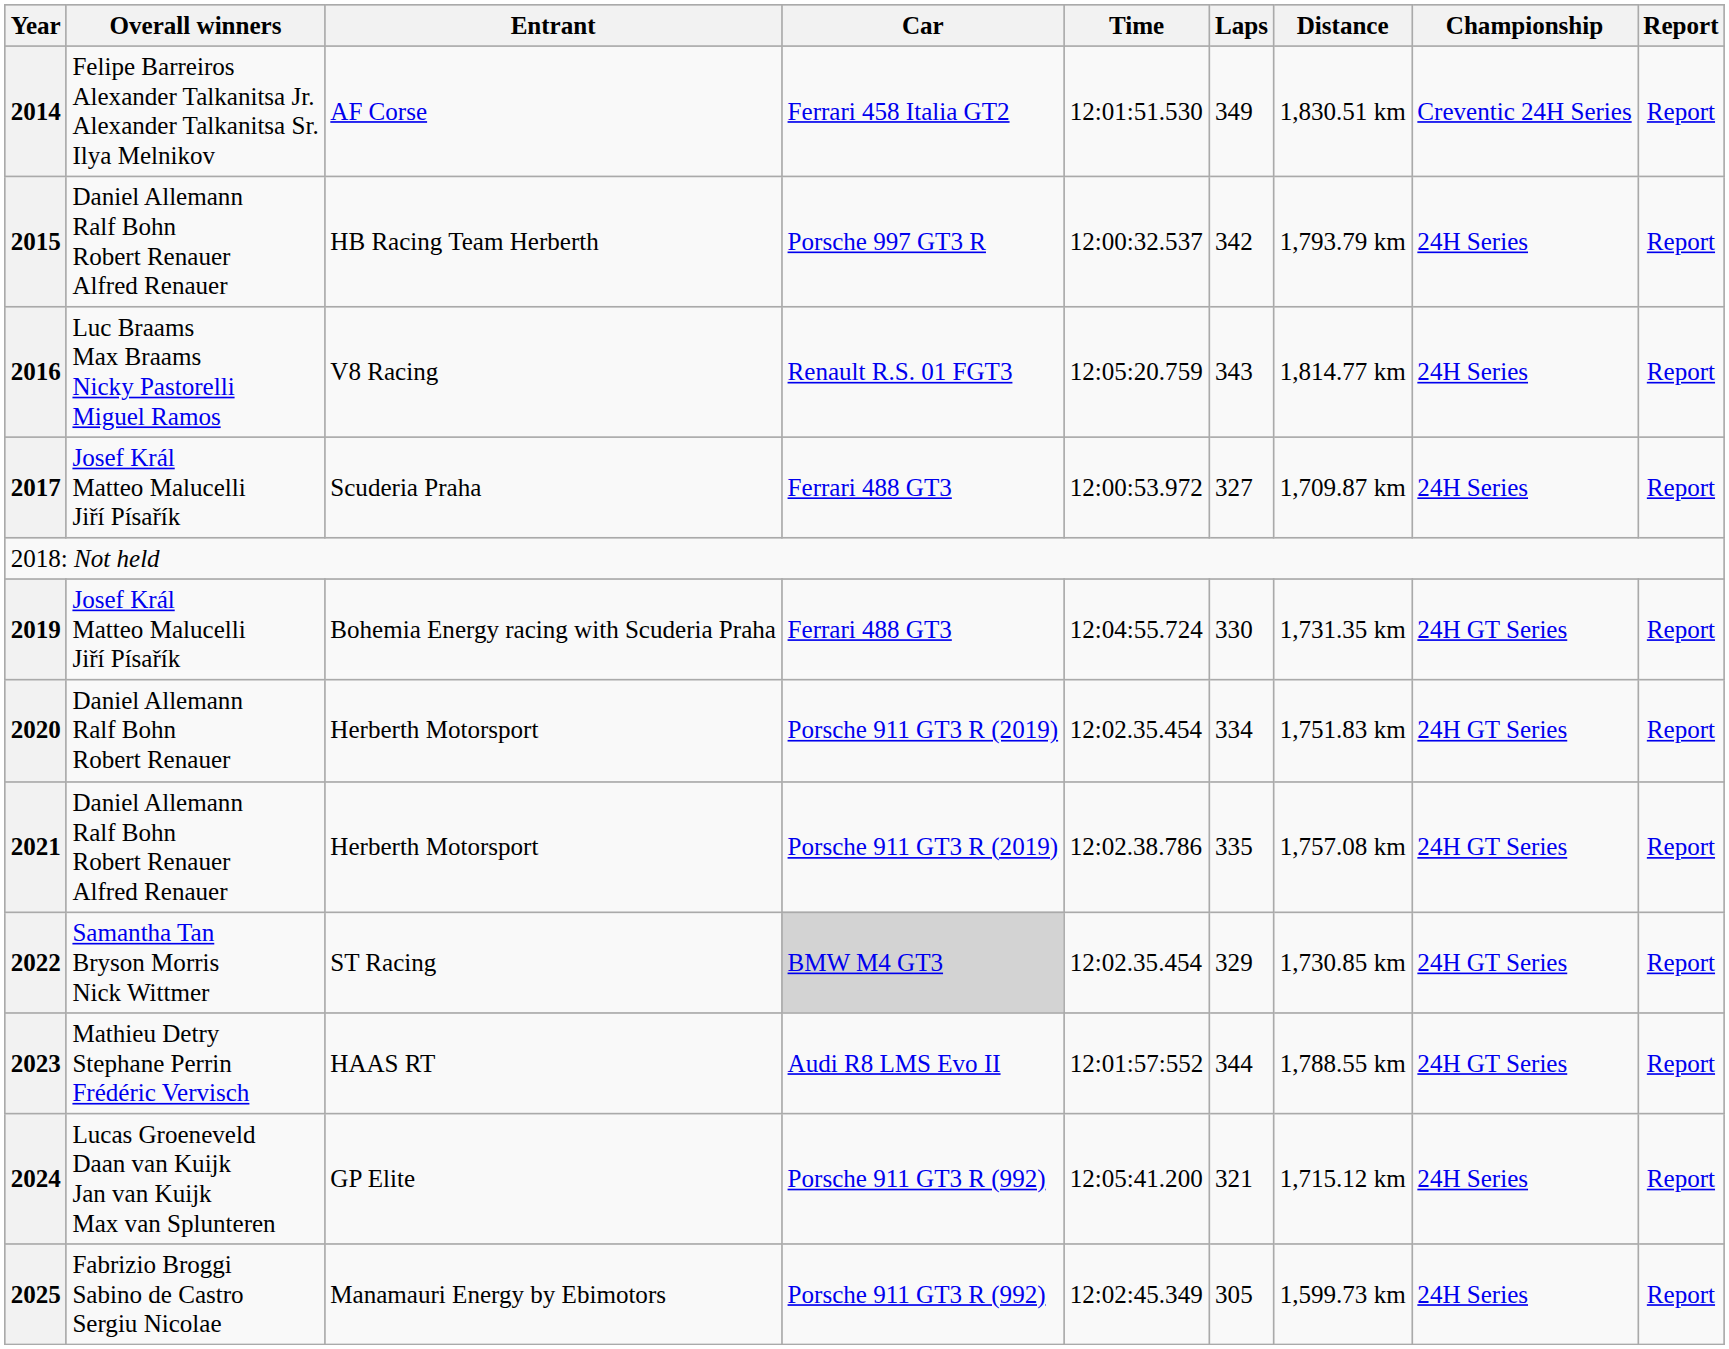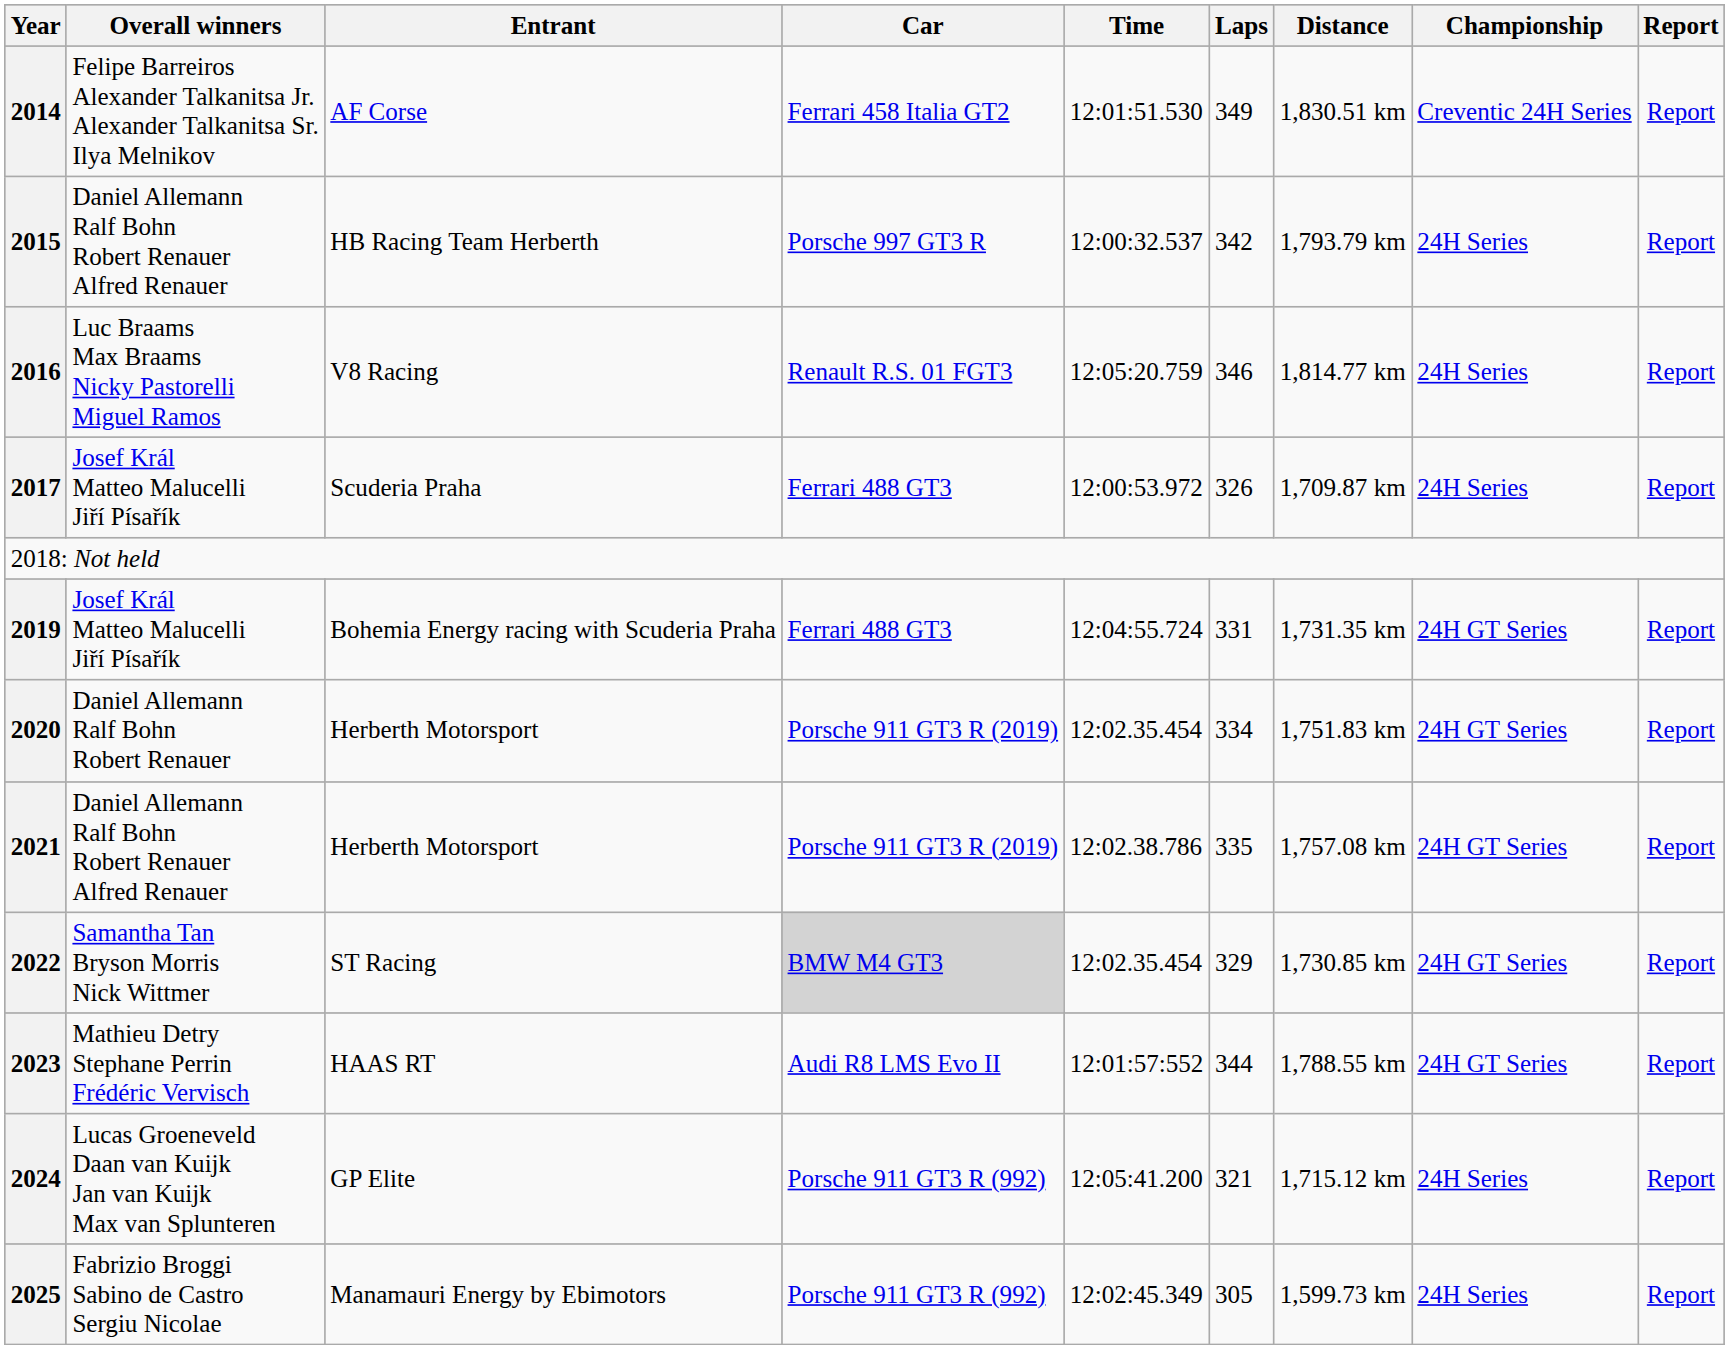(1234, 372) 343 -> (1234, 372) 346
(1234, 487) 327 -> (1234, 487) 326
(1234, 629) 330 -> (1234, 629) 331
